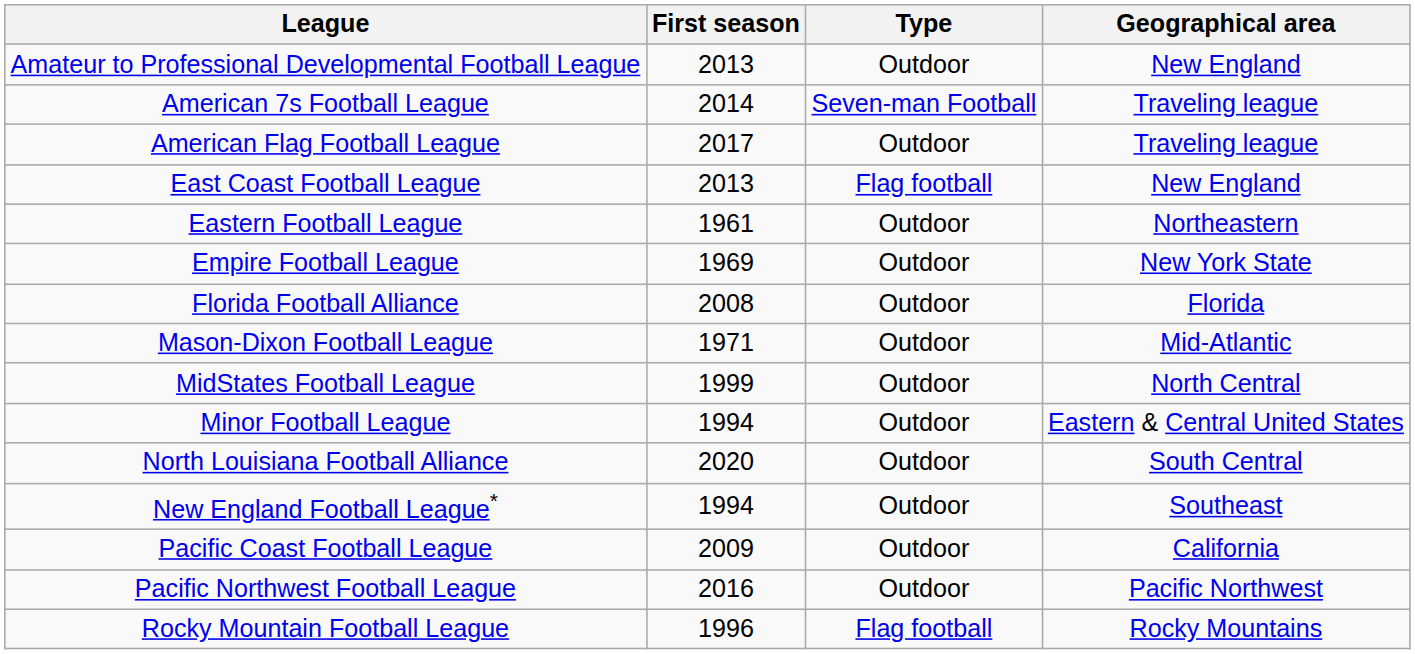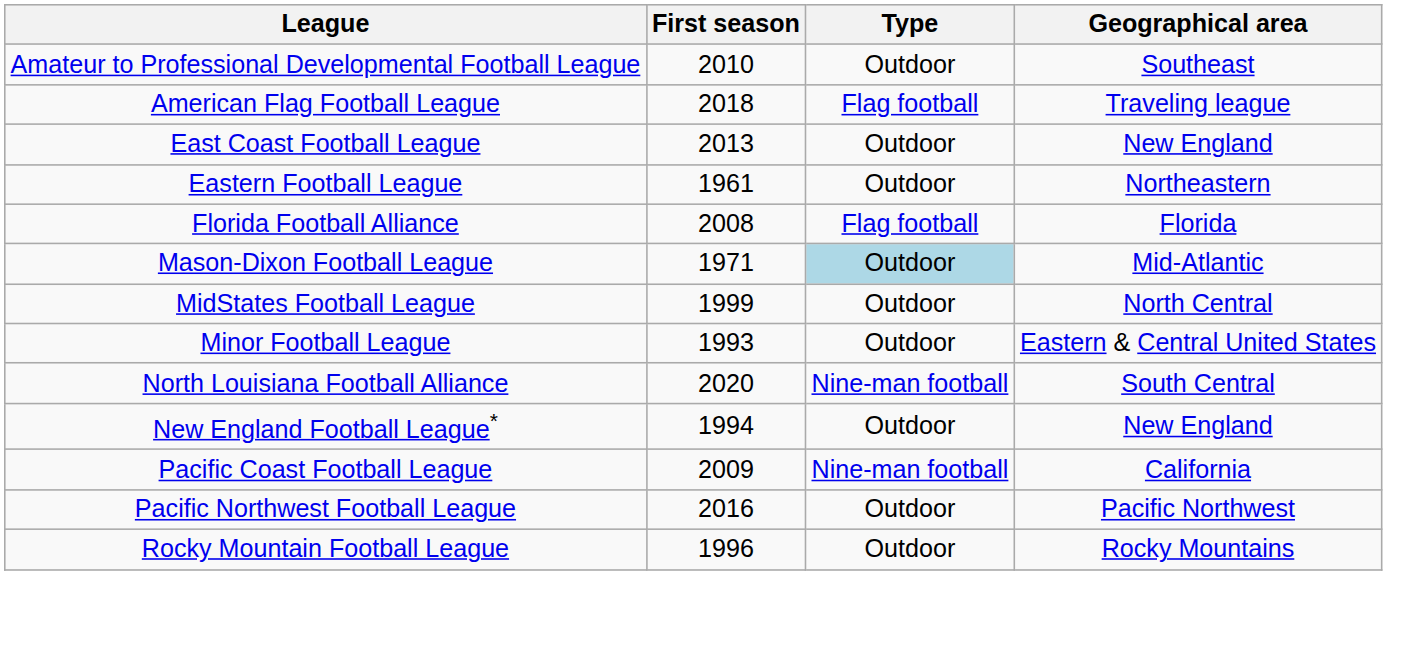(726, 64) 2013 -> (726, 64) 2010
(1226, 64) New England -> (1198, 64) Southeast
- row: (325, 104)
(726, 143) 2017 -> (726, 104) 2018
(924, 143) Outdoor -> (910, 104) Flag football
(924, 183) Flag football -> (910, 143) Outdoor
- row: (325, 263)
(924, 303) Outdoor -> (910, 223) Flag football
(924, 343) no background -> (910, 263) lightblue background
(726, 422) 1994 -> (726, 343) 1993
(924, 462) Outdoor -> (910, 382) Nine-man football
(1226, 505) Southeast -> (1198, 426) New England
(924, 549) Outdoor -> (910, 469) Nine-man football
(924, 628) Flag football -> (910, 549) Outdoor
